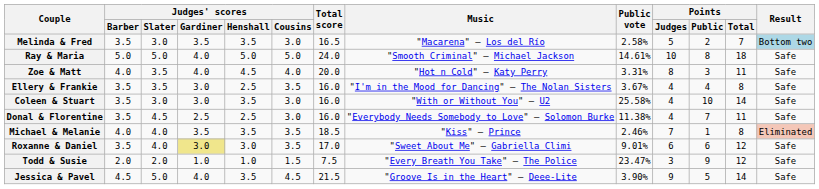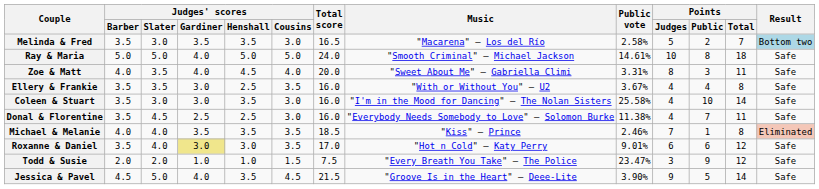(481, 71) "Hot n Cold" — Katy Perry -> (481, 71) "Sweet About Me" — Gabriella Climi
(481, 86) "I'm in the Mood for Dancing" — The Nolan Sisters -> (481, 86) "With or Without You" — U2
(481, 101) "With or Without You" — U2 -> (481, 101) "I'm in the Mood for Dancing" — The Nolan Sisters
(481, 146) "Sweet About Me" — Gabriella Climi -> (481, 146) "Hot n Cold" — Katy Perry
